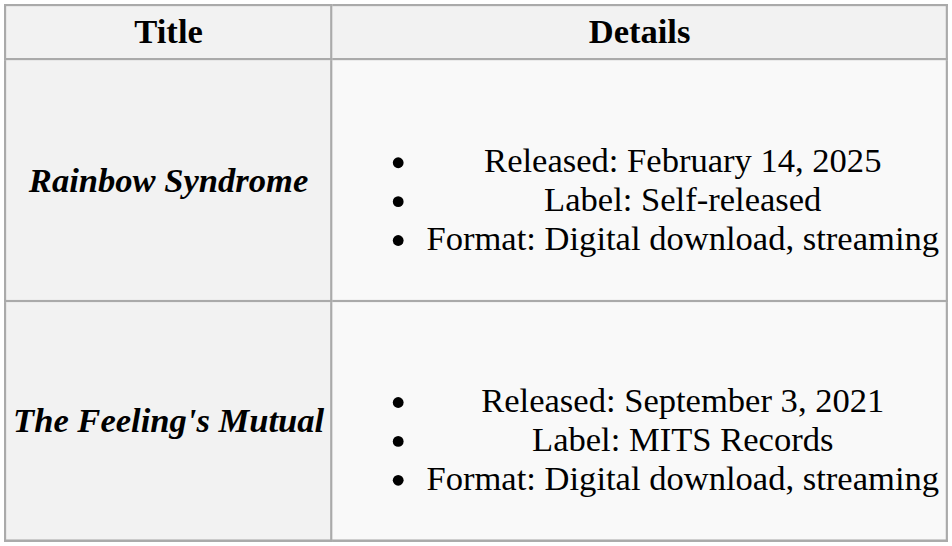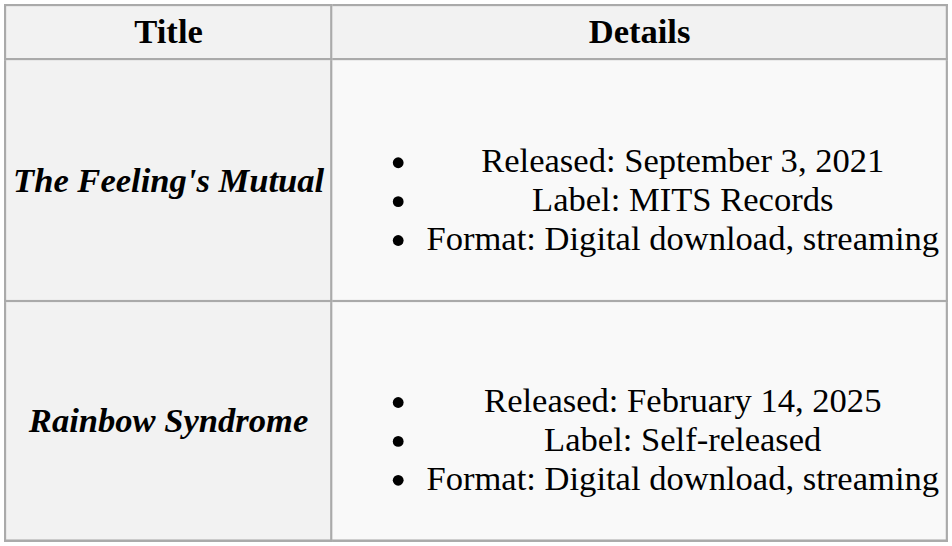rows swapped: (169, 420) <-> (169, 179)
